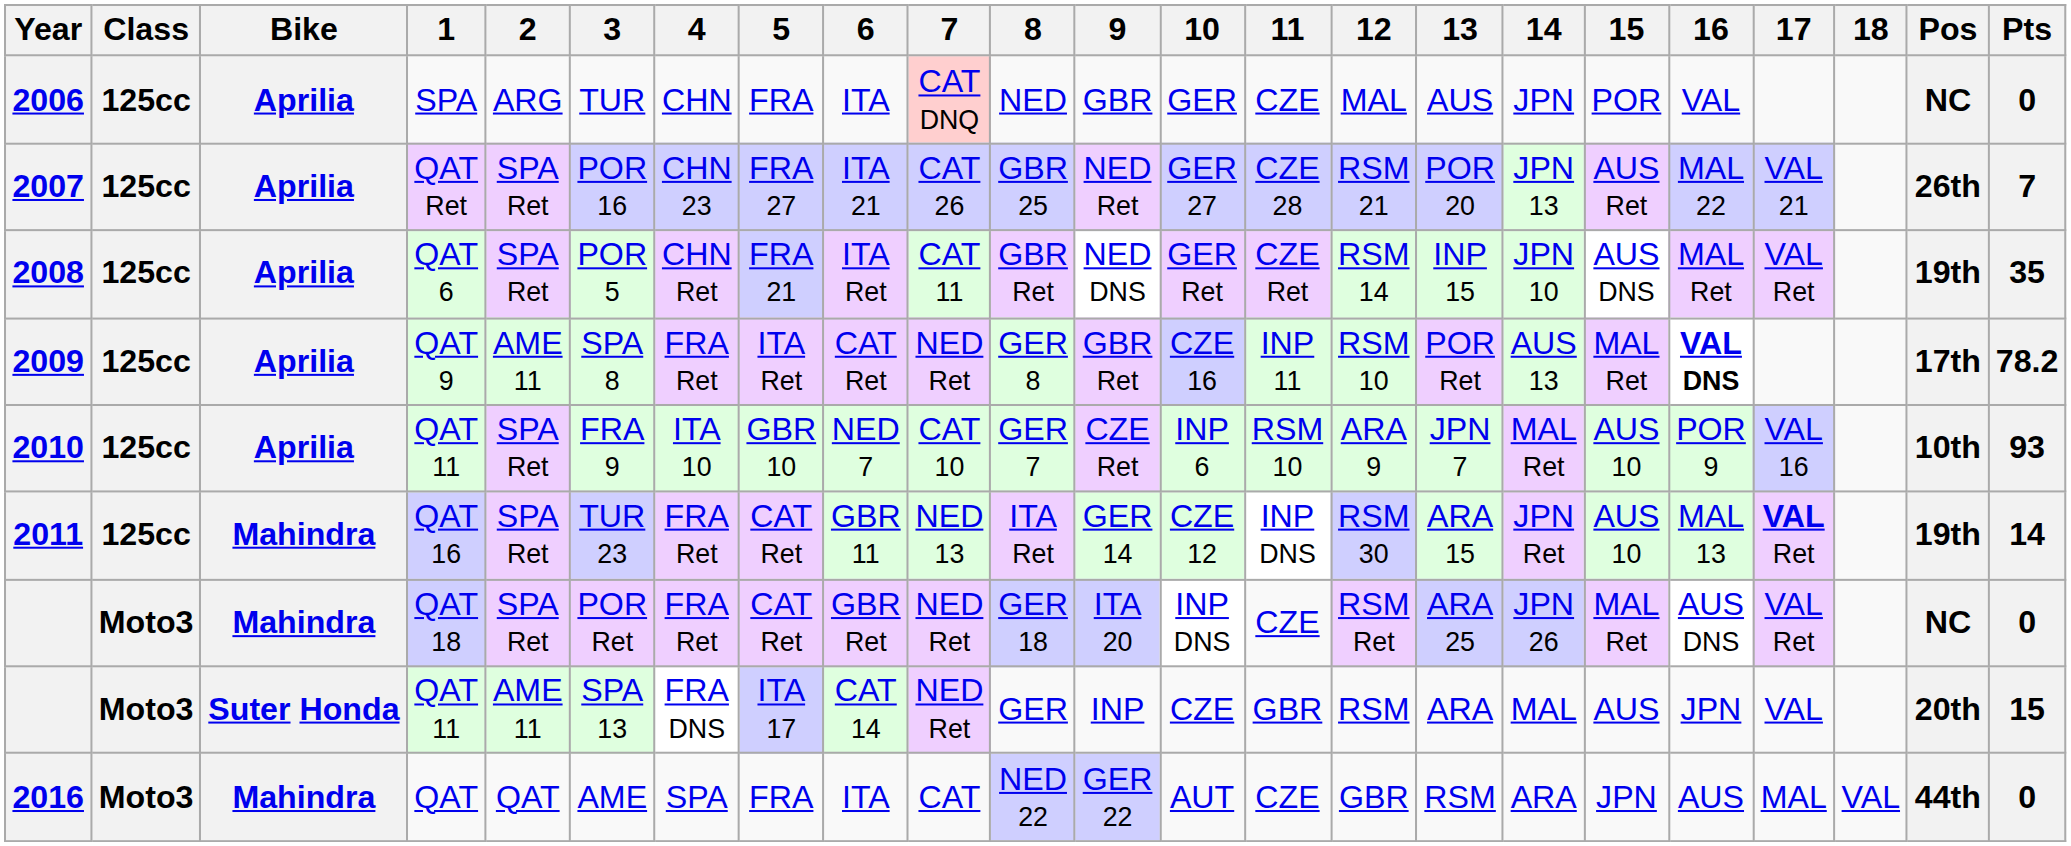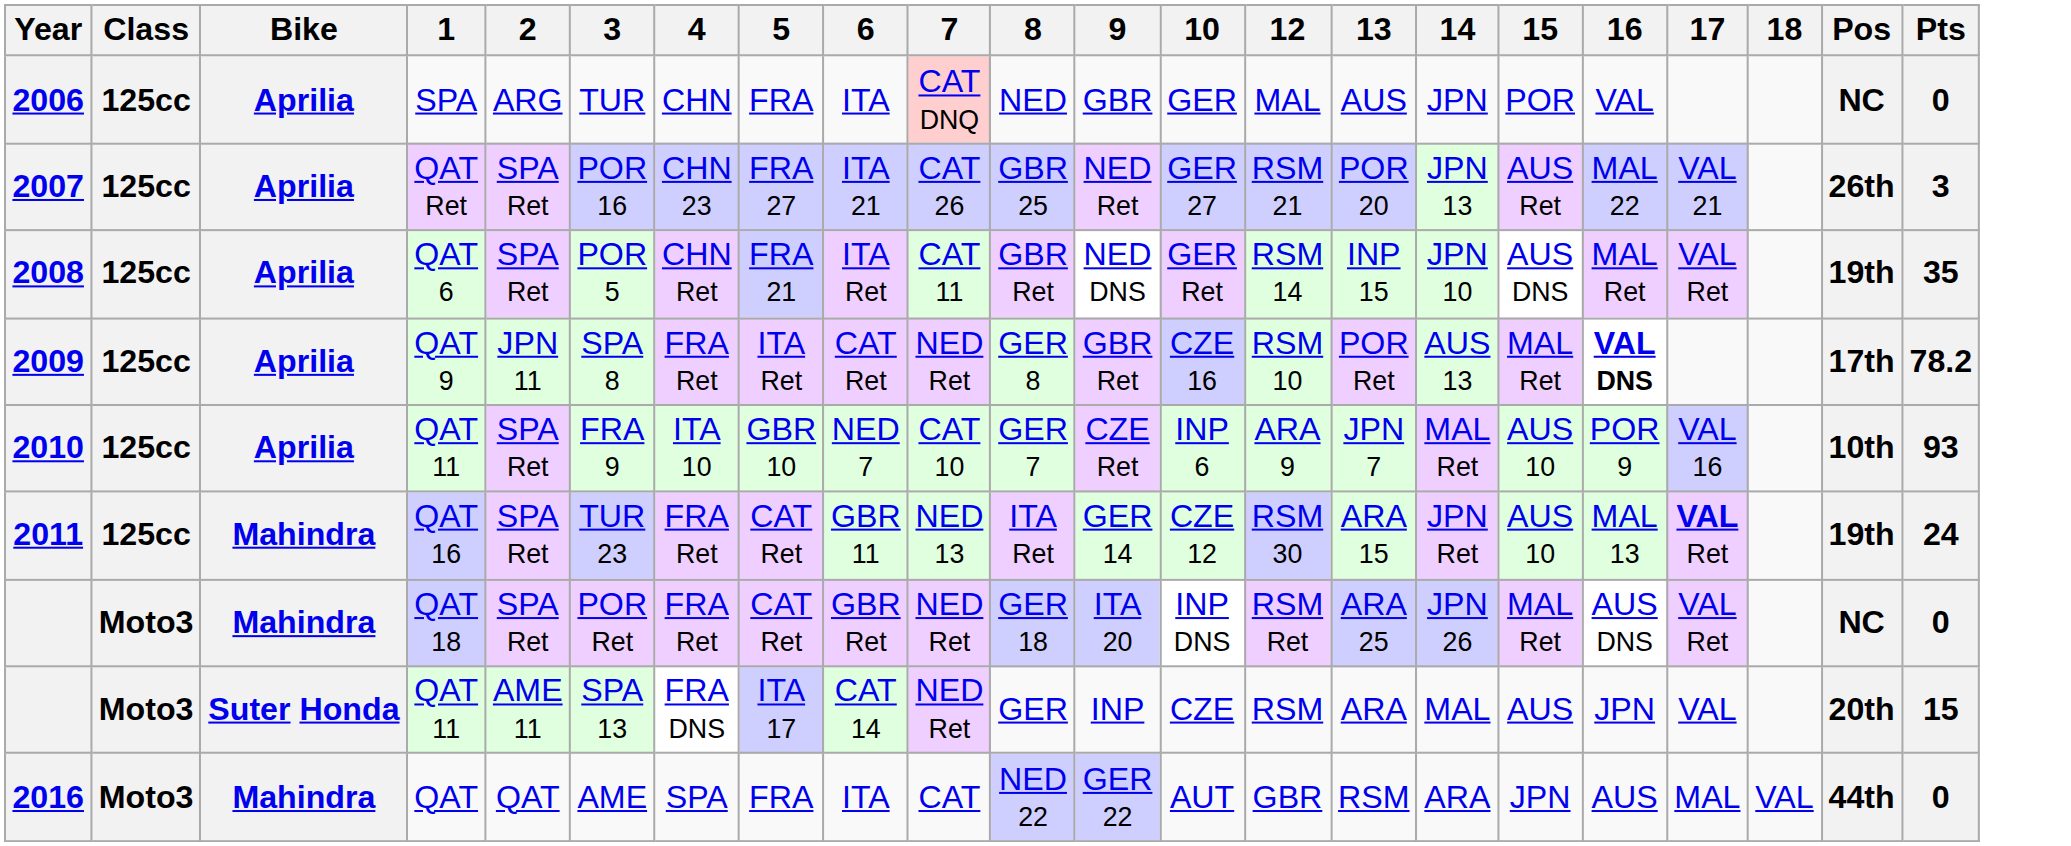- column: (1287, 30)
(2027, 186) 7 -> (1941, 186) 3
(528, 360) AME 11 -> (528, 360) JPN 11
(2027, 535) 14 -> (1941, 535) 24
